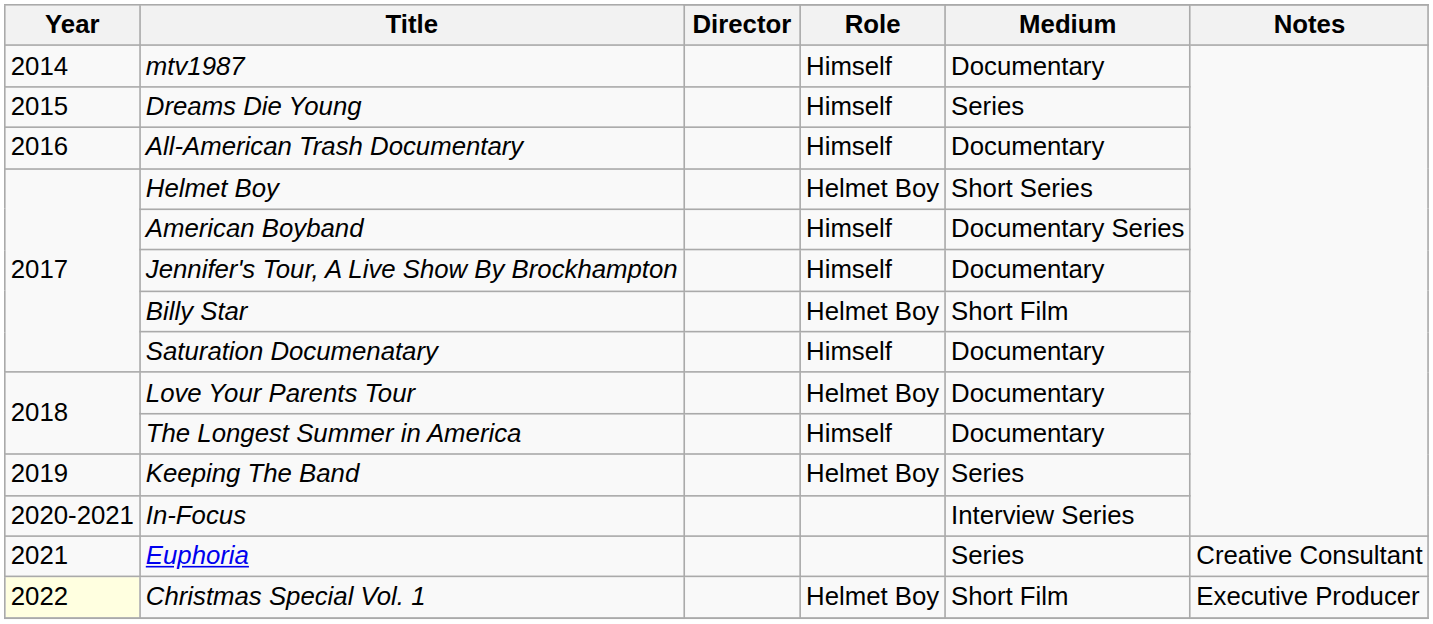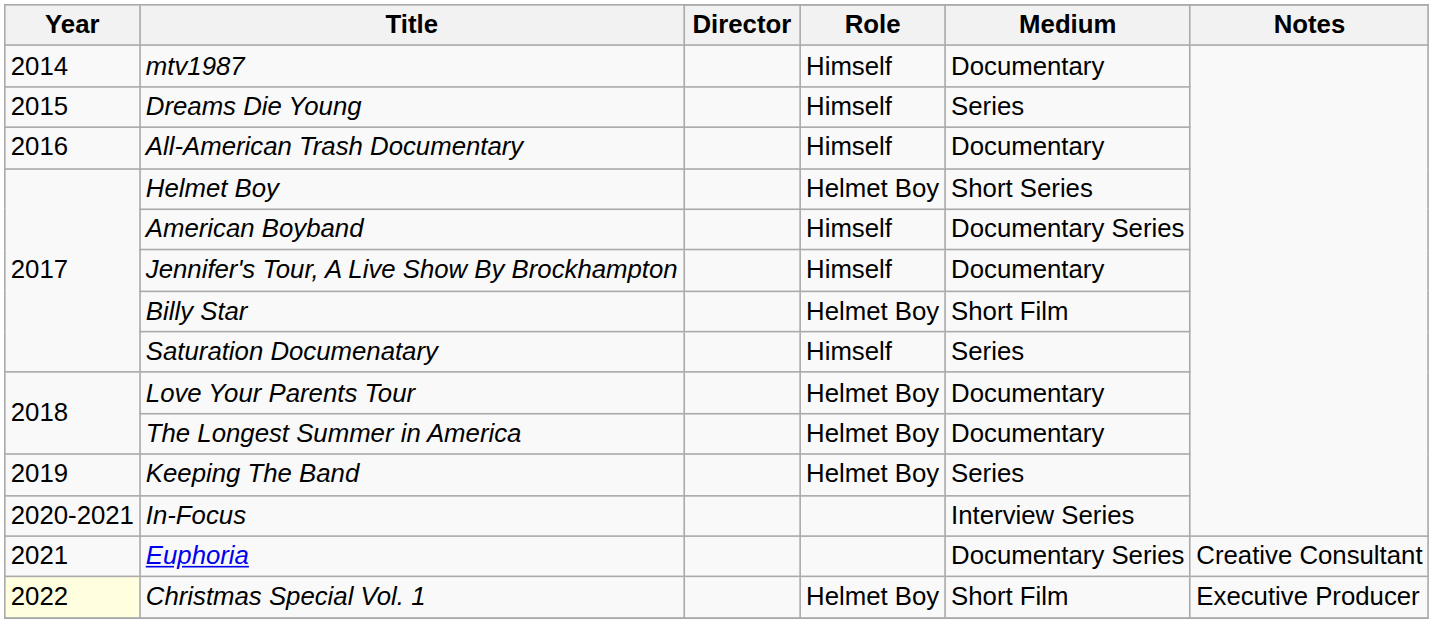(1028, 351) Documentary -> (988, 351) Series
(849, 433) Himself -> (873, 433) Helmet Boy
(988, 556) Series -> (1068, 556) Documentary Series
